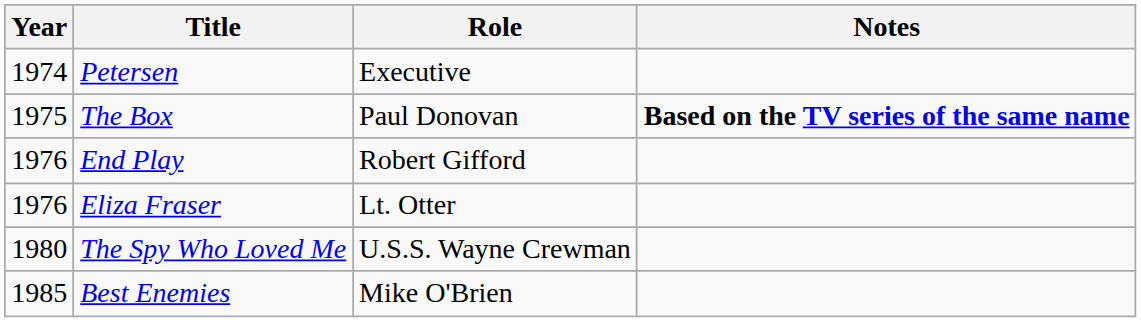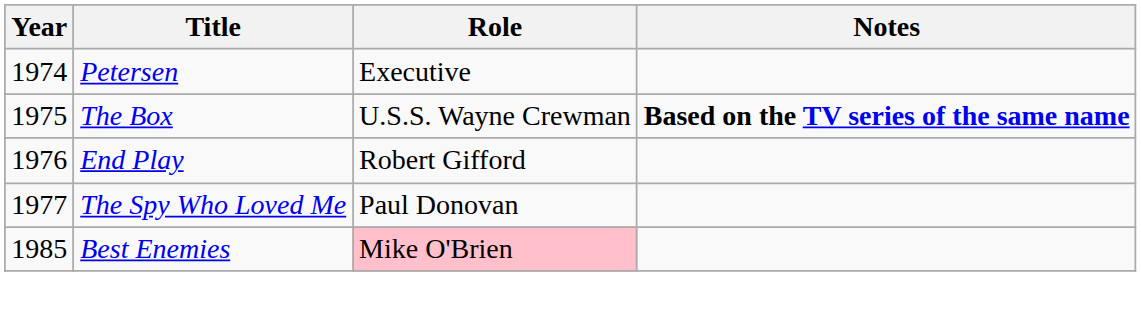(439, 115) Paul Donovan -> (495, 115) U.S.S. Wayne Crewman
- row: (151, 204)
(39, 248) 1980 -> (39, 204) 1977
(495, 248) U.S.S. Wayne Crewman -> (439, 204) Paul Donovan
(436, 293) no background -> (436, 248) pink background
